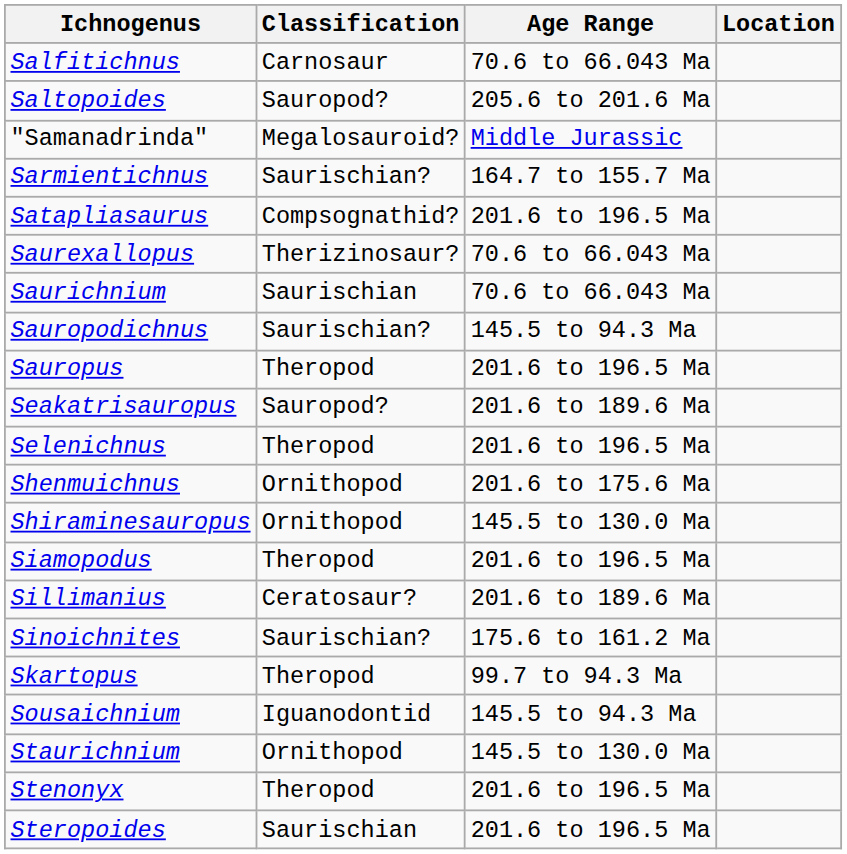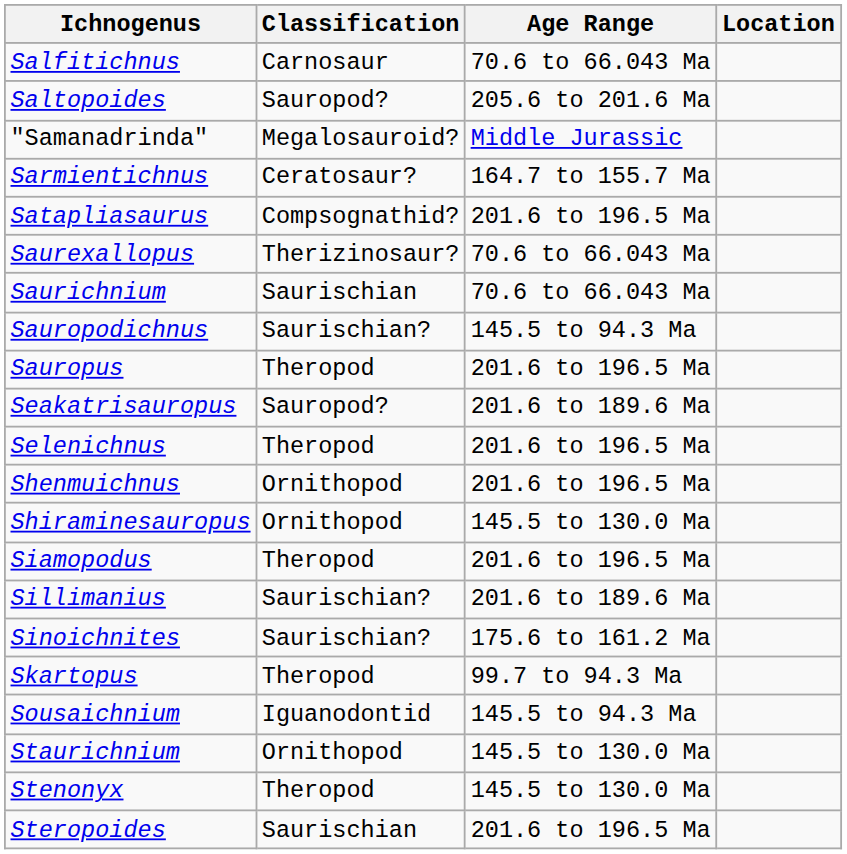(346, 177) Saurischian? -> (339, 177) Ceratosaur?
(591, 484) 201.6 to 175.6 Ma -> (591, 484) 201.6 to 196.5 Ma
(339, 599) Ceratosaur? -> (346, 599) Saurischian?
(591, 791) 201.6 to 196.5 Ma -> (591, 791) 145.5 to 130.0 Ma
